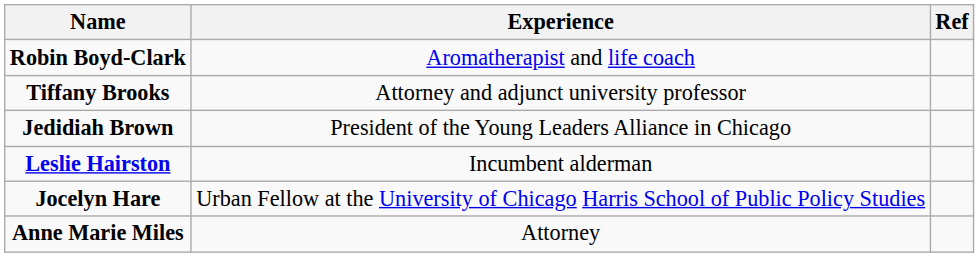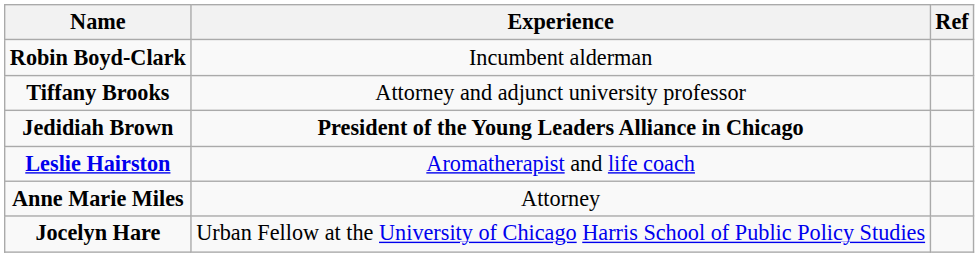(561, 57) Aromatherapist and life coach -> (561, 57) Incumbent alderman
(561, 127) normal -> (561, 127) bold
(561, 163) Incumbent alderman -> (561, 163) Aromatherapist and life coach
rows swapped: (98, 198) <-> (98, 233)
